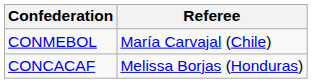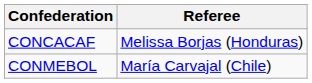rows swapped: (52, 66) <-> (52, 41)
